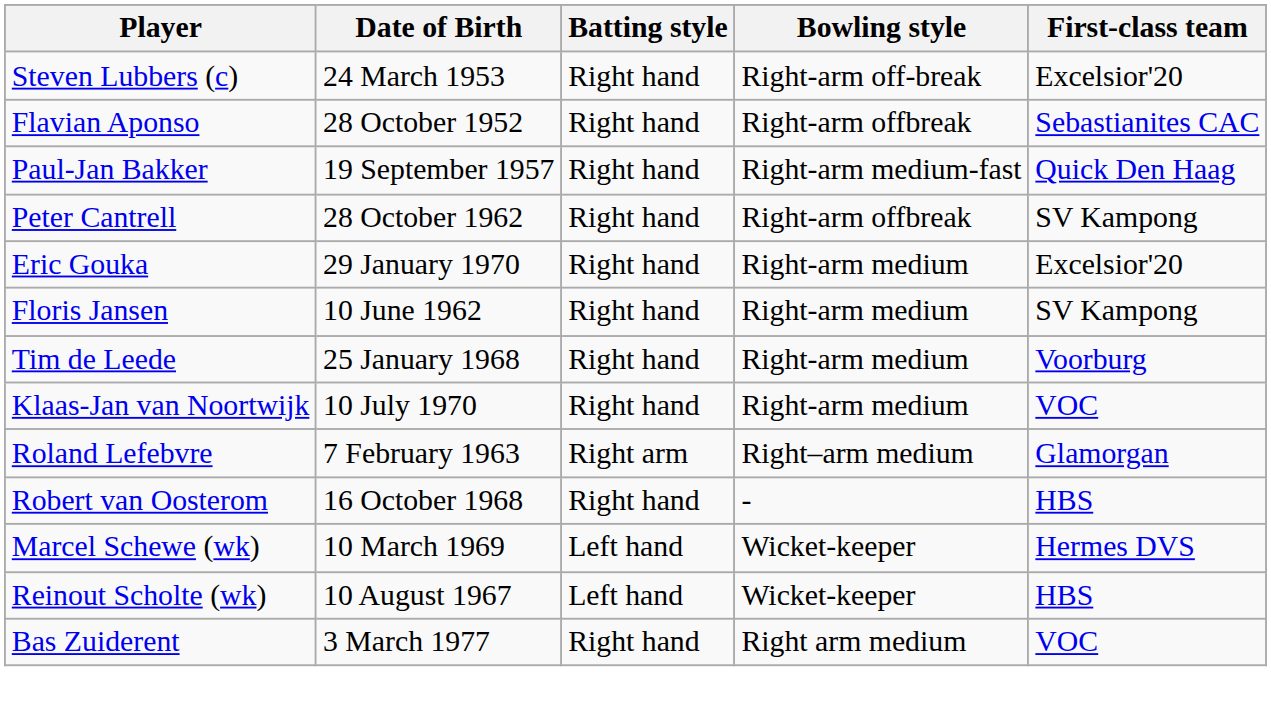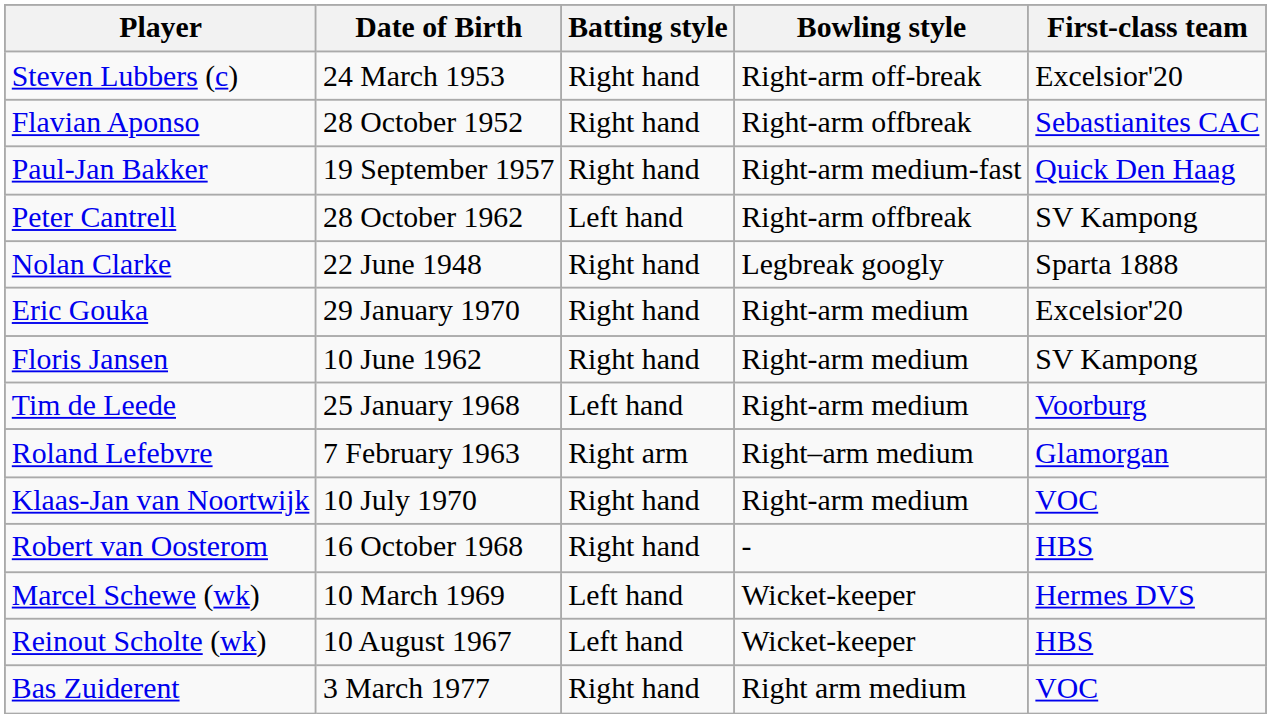(634, 216) Right hand -> (626, 216) Left hand
+ row: (92, 264)
(634, 358) Right hand -> (626, 405) Left hand
rows swapped: (112, 452) <-> (161, 405)
